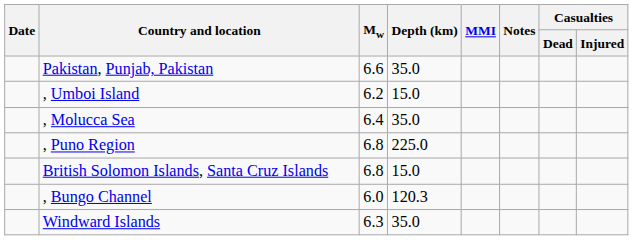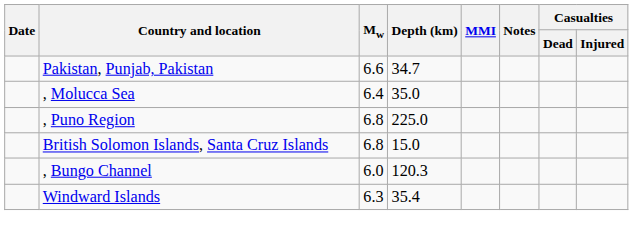(406, 68) 35.0 -> (406, 68) 34.7
- row: (91, 94)
(406, 222) 35.0 -> (406, 196) 35.4
